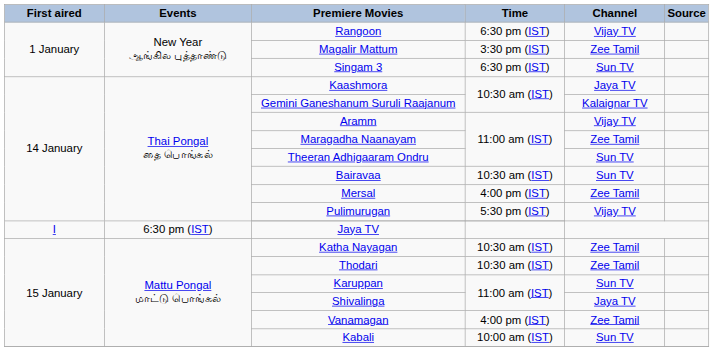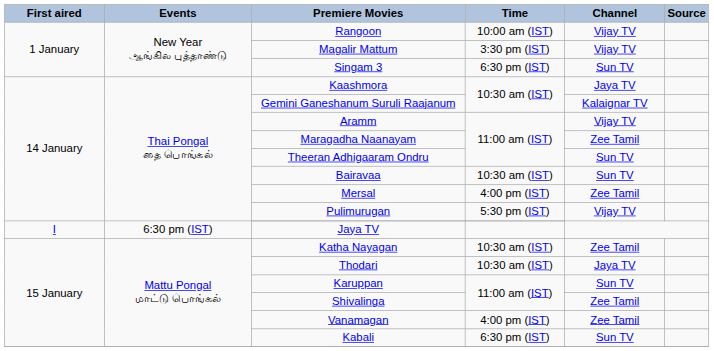(515, 31) 6:30 pm (IST) -> (515, 31) 10:00 am (IST)
(615, 49) Zee Tamil -> (615, 49) Vijay TV
(615, 265) Zee Tamil -> (615, 265) Jaya TV
(615, 301) Jaya TV -> (615, 301) Zee Tamil
(515, 337) 10:00 am (IST) -> (515, 337) 6:30 pm (IST)
